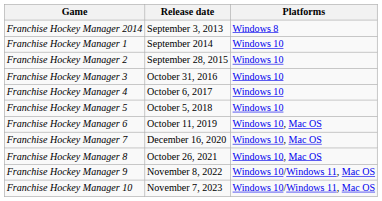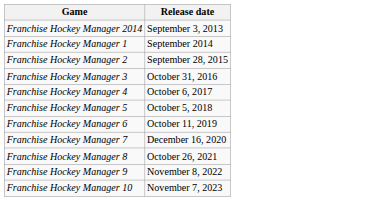- column: (304, 12)
